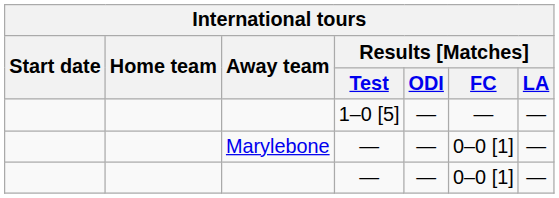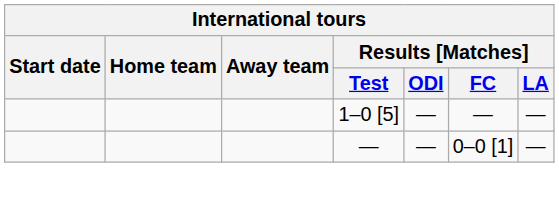- row: (278, 146)
